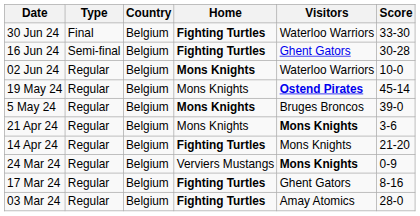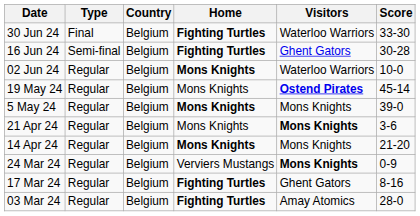(322, 107) Bruges Broncos -> (316, 107) Mons Knights
(221, 145) Fighting Turtles -> (216, 145) Mons Knights
